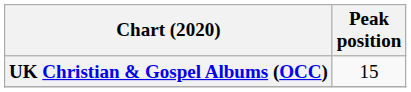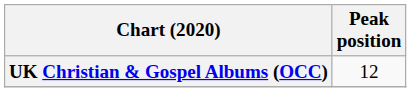(369, 71) 15 -> (369, 71) 12
